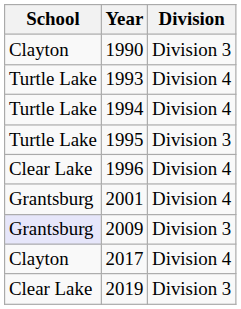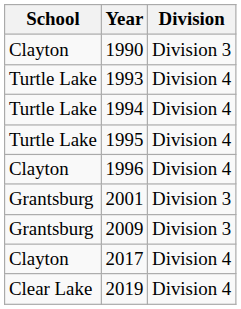(192, 139) Division 3 -> (192, 139) Division 4
(51, 169) Clear Lake -> (39, 169) Clayton
(192, 199) Division 4 -> (192, 199) Division 3
(51, 229) lavender background -> (51, 229) no background
(192, 288) Division 3 -> (192, 288) Division 4
